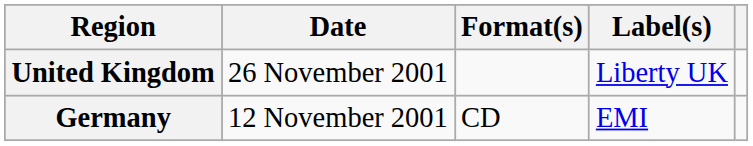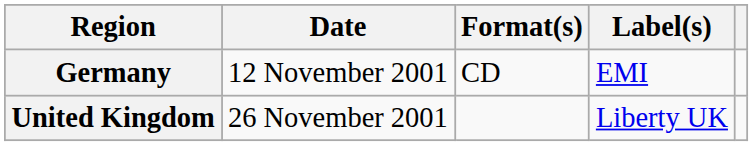rows swapped: (113, 117) <-> (113, 72)
